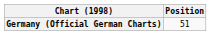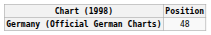(185, 24) 51 -> (185, 24) 48
